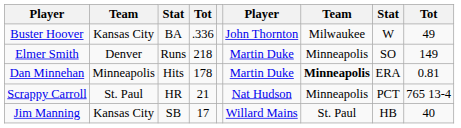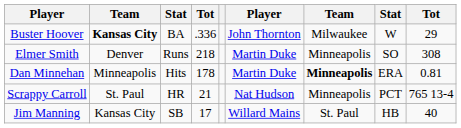(124, 34) normal -> (125, 34) bold
(429, 34) 49 -> (431, 34) 29
(429, 53) 149 -> (431, 53) 308
